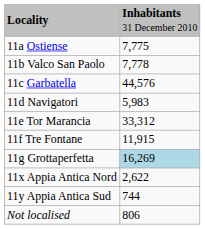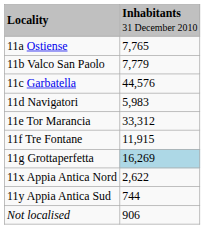(136, 45) 7,775 -> (136, 45) 7,765
(136, 64) 7,778 -> (136, 64) 7,779
(131, 214) 806 -> (131, 214) 906
